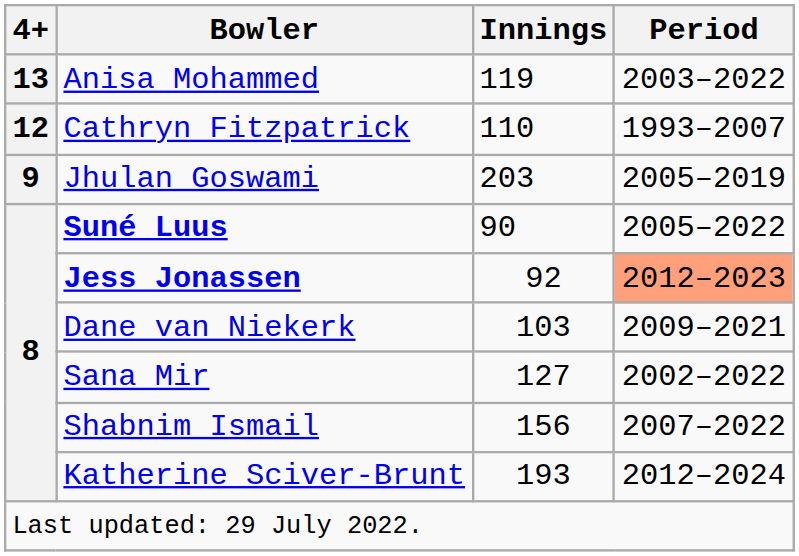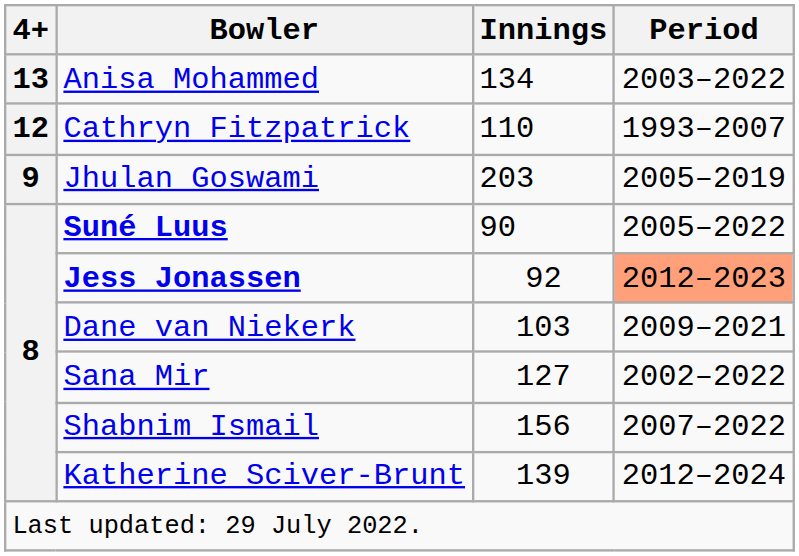(507, 80) 119 -> (507, 80) 134
(543, 476) 193 -> (543, 476) 139
